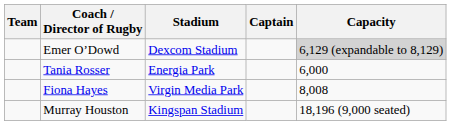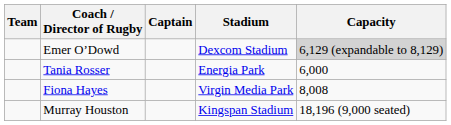columns swapped: (271, 21) <-> (196, 21)
